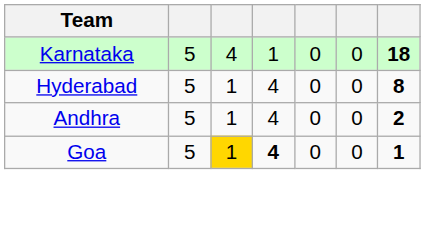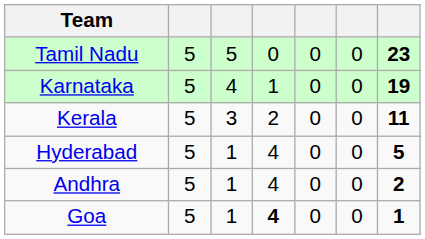+ row: (87, 53)
(399, 53) 18 -> (399, 86) 19
+ row: (87, 119)
(399, 86) 8 -> (399, 151) 5
(232, 151) gold background -> (232, 217) no background
